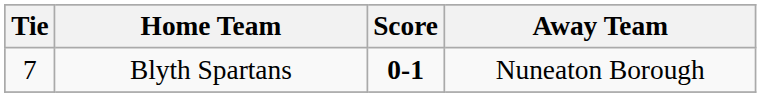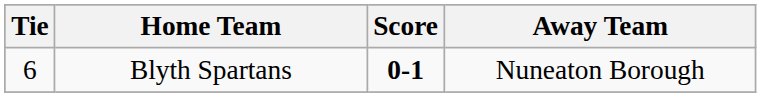(30, 69) 7 -> (30, 69) 6
